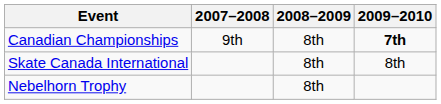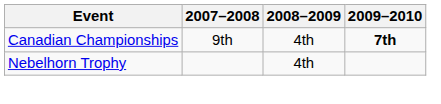(314, 39) 8th -> (304, 39) 4th
- row: (98, 63)
(314, 87) 8th -> (304, 63) 4th
